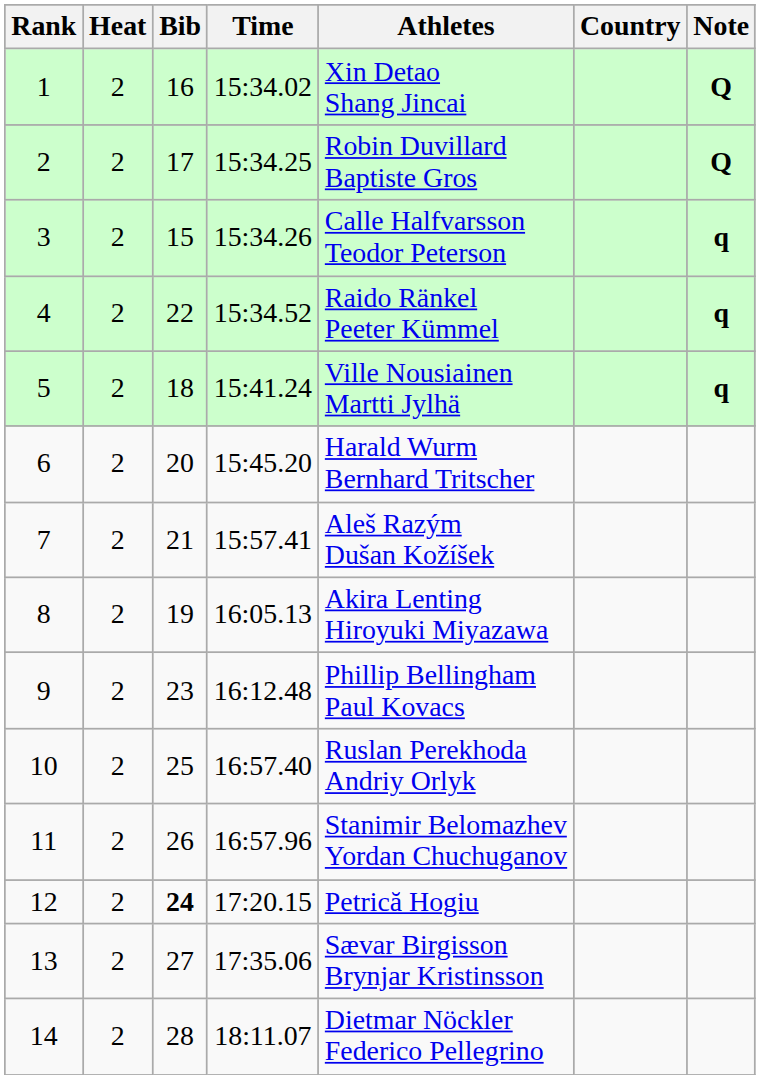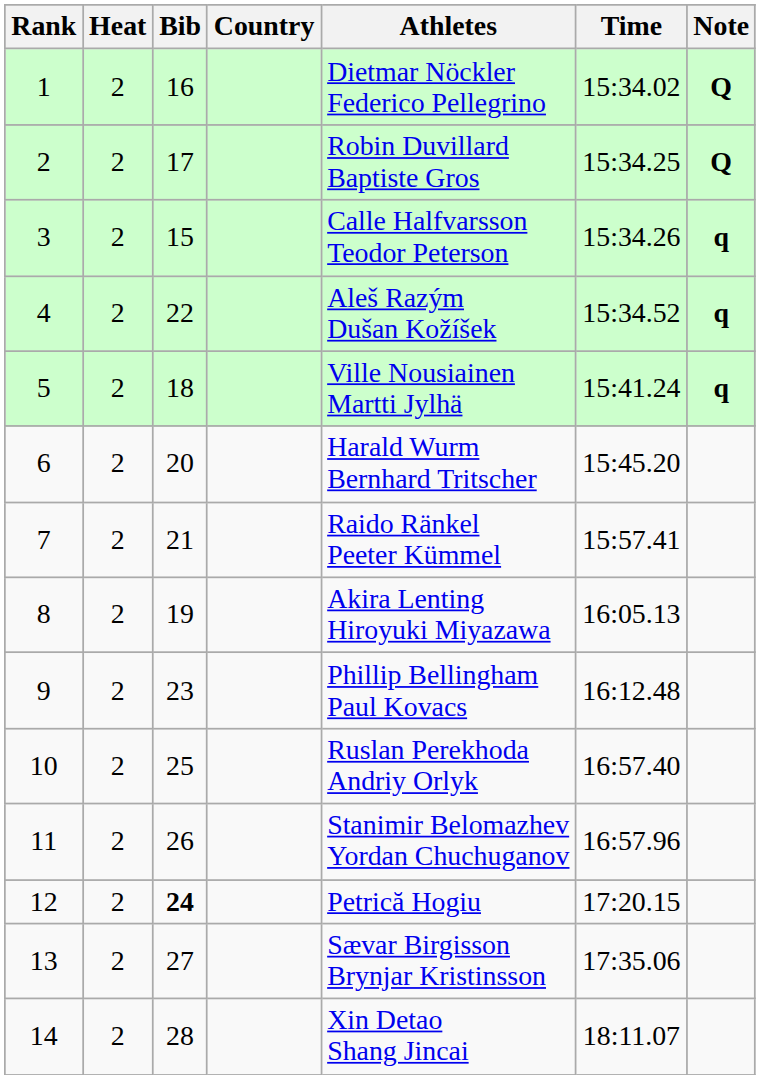columns swapped: (630, 26) <-> (263, 26)
(396, 86) Xin Detao Shang Jincai -> (437, 86) Dietmar Nöckler Federico Pellegrino
(412, 312) Raido Ränkel Peeter Kümmel -> (412, 312) Aleš Razým Dušan Kožíšek
(410, 539) Aleš Razým Dušan Kožíšek -> (414, 539) Raido Ränkel Peeter Kümmel
(434, 1036) Dietmar Nöckler Federico Pellegrino -> (398, 1036) Xin Detao Shang Jincai
